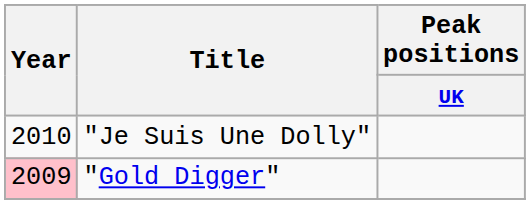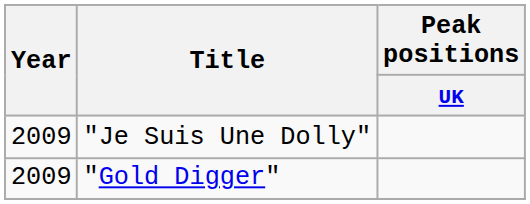(41, 137) 2010 -> (41, 137) 2009
(41, 178) pink background -> (41, 178) no background
